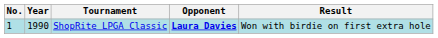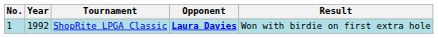(38, 27) 1990 -> (38, 27) 1992
